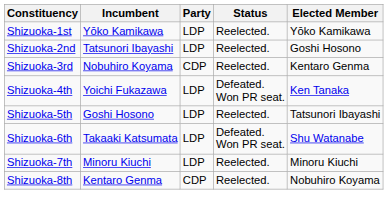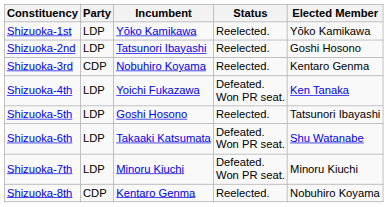columns swapped: (130, 13) <-> (197, 13)
(243, 162) Reelected. -> (250, 169) Defeated. Won PR seat.
